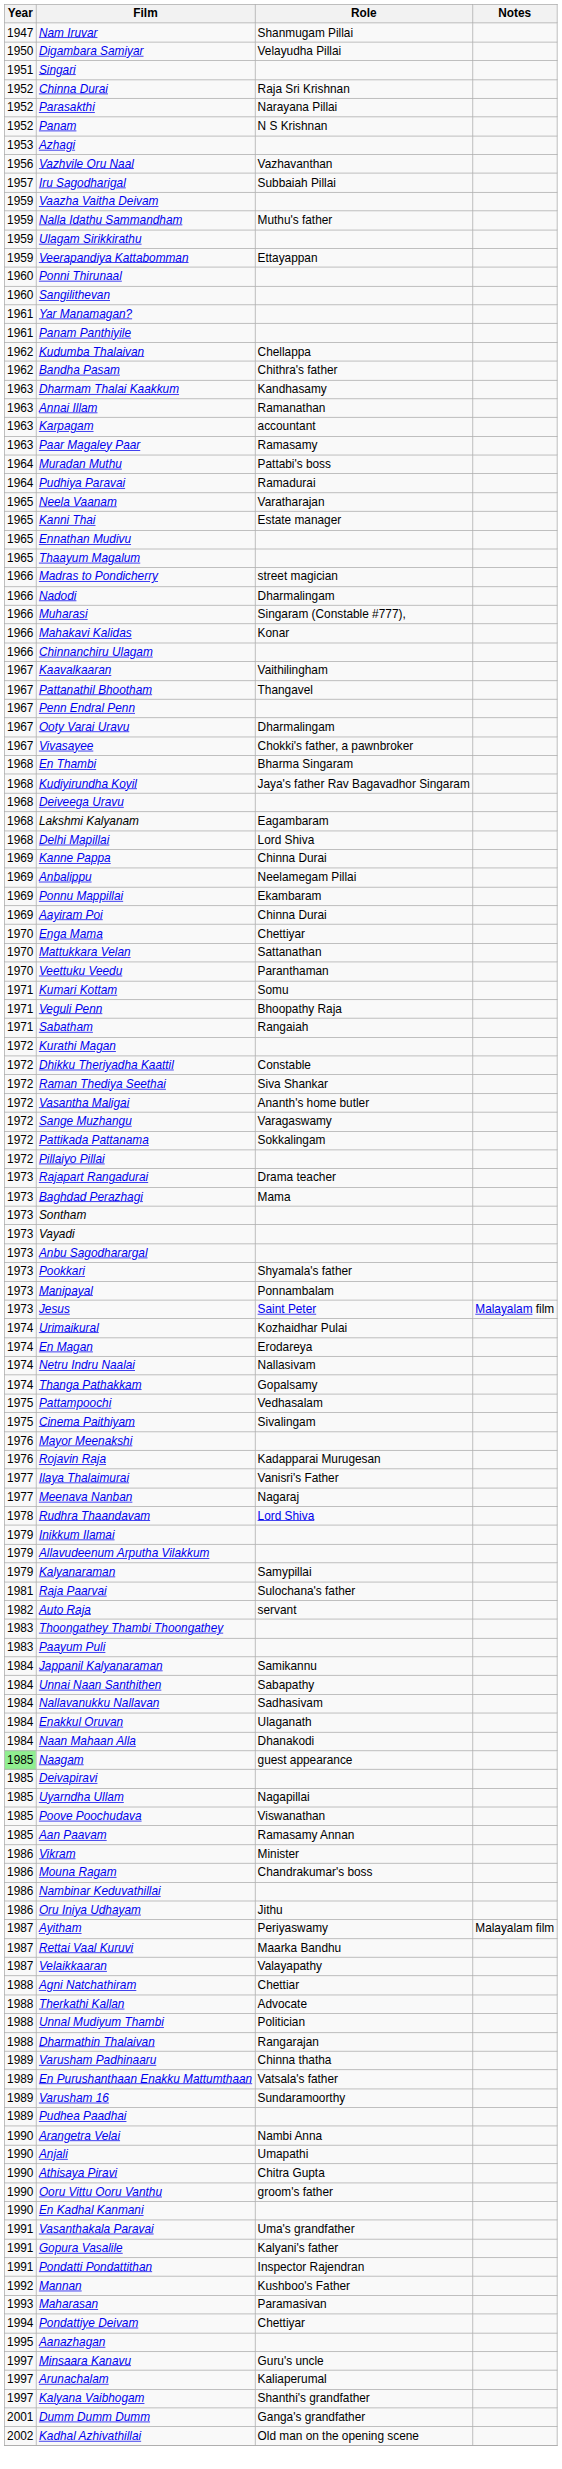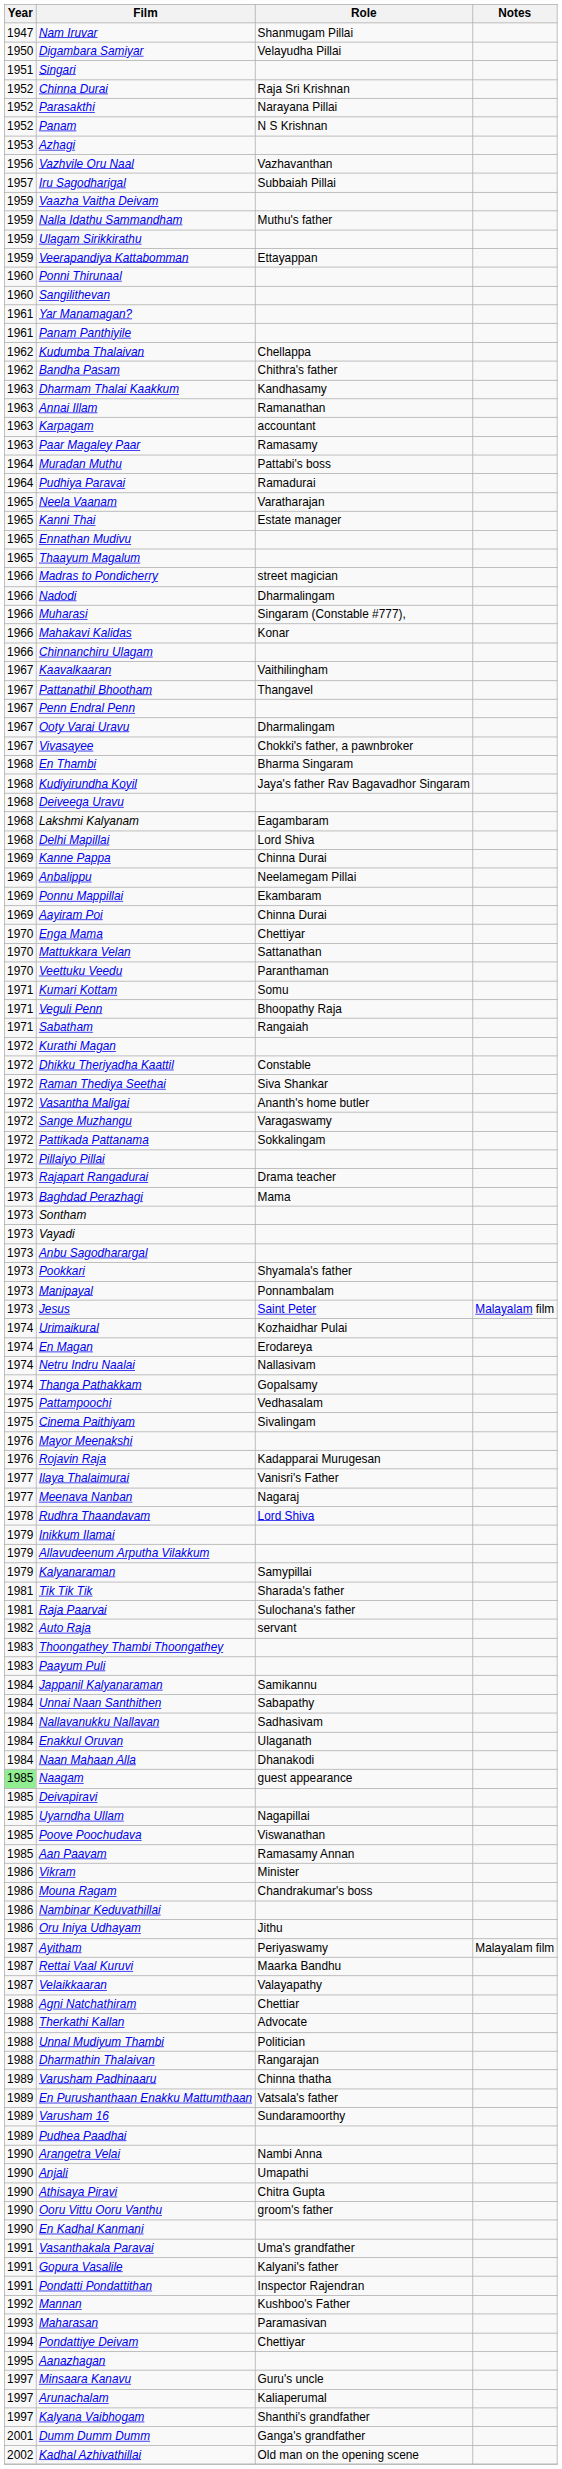+ row: (66, 1591)
